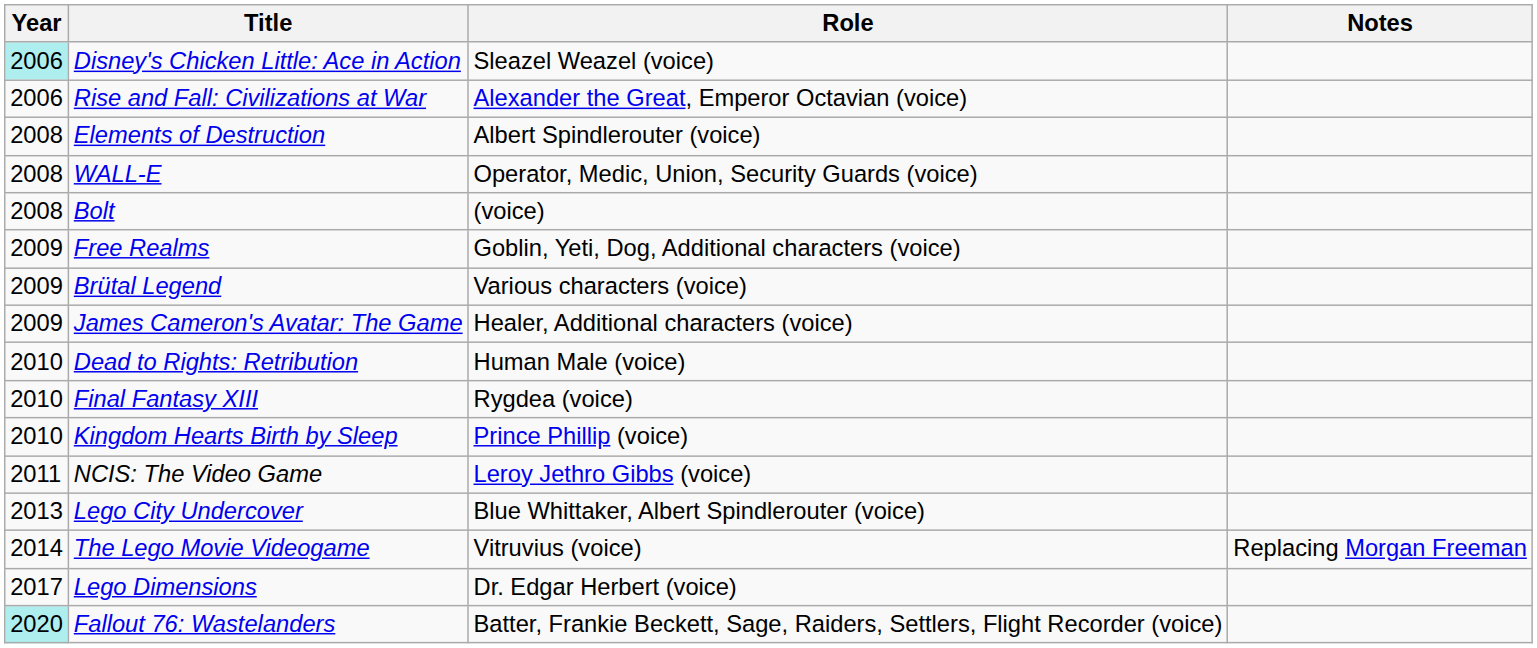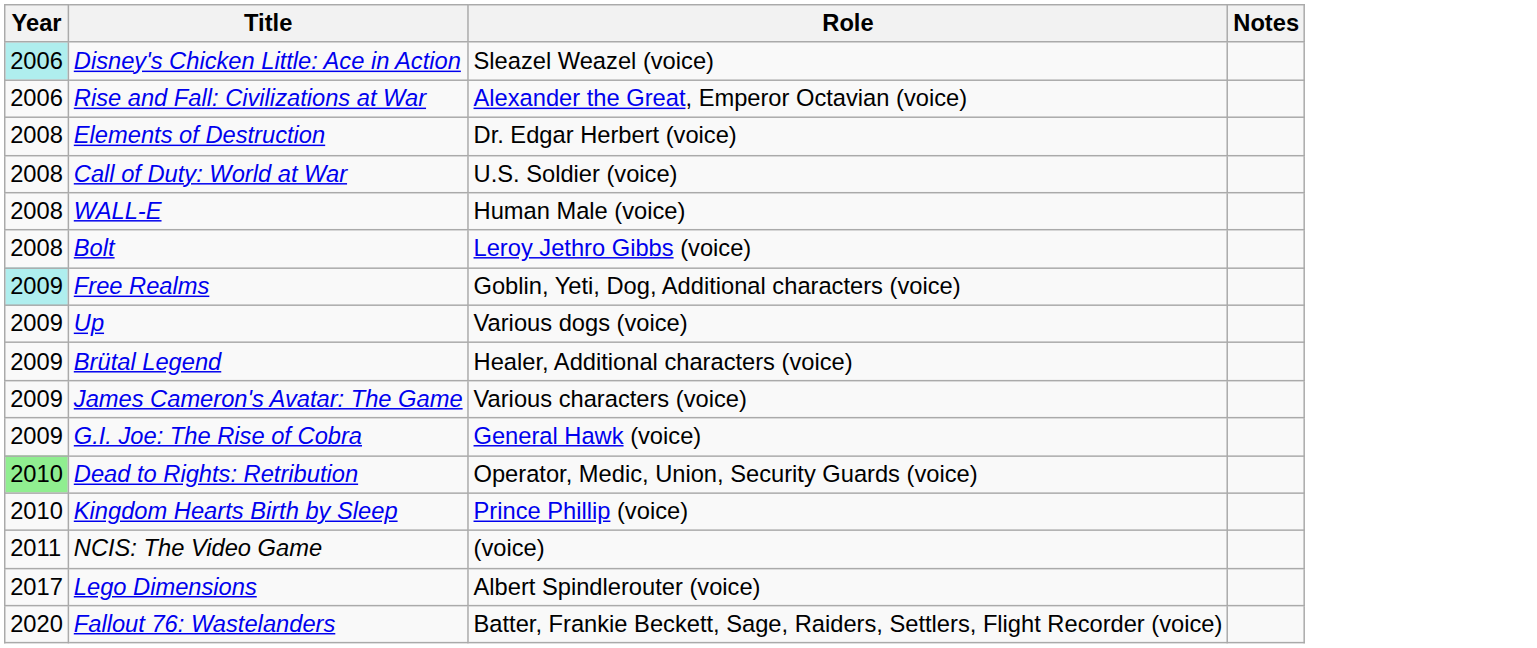(617, 135) Albert Spindlerouter (voice) -> (605, 135) Dr. Edgar Herbert (voice)
+ row: (210, 173)
(726, 173) Operator, Medic, Union, Security Guards (voice) -> (579, 211) Human Male (voice)
(509, 211) (voice) -> (612, 248) Leroy Jethro Gibbs (voice)
(37, 248) no background -> (37, 286) paleturquoise background
+ row: (89, 323)
(610, 286) Various characters (voice) -> (663, 361) Healer, Additional characters (voice)
(663, 323) Healer, Additional characters (voice) -> (610, 398) Various characters (voice)
+ row: (218, 436)
(37, 361) no background -> (37, 473) lightgreen background
(579, 361) Human Male (voice) -> (726, 473) Operator, Medic, Union, Security Guards (voice)
- row: (166, 398)
(612, 473) Leroy Jethro Gibbs (voice) -> (509, 549) (voice)
- row: (188, 511)
- row: (222, 549)
(605, 586) Dr. Edgar Herbert (voice) -> (617, 586) Albert Spindlerouter (voice)
(37, 624) paleturquoise background -> (37, 624) no background
